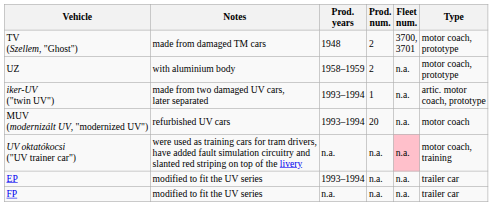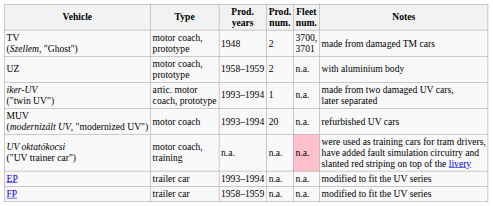columns swapped: (454, 17) <-> (235, 17)
(328, 194) n.a. -> (243, 194) 1958–1959
